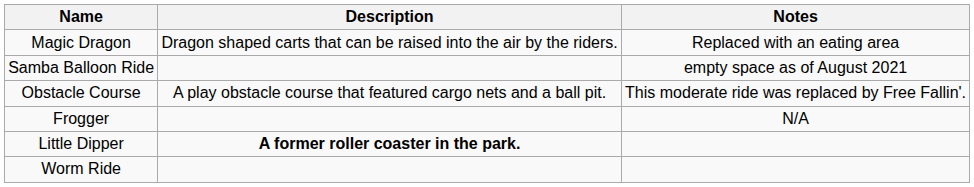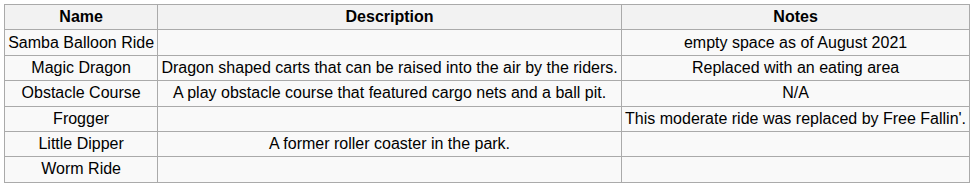rows swapped: (81, 42) <-> (81, 67)
(796, 93) This moderate ride was replaced by Free Fallin'. -> (796, 93) N/A
(796, 118) N/A -> (796, 118) This moderate ride was replaced by Free Fallin'.
(390, 144) bold -> (390, 144) normal
